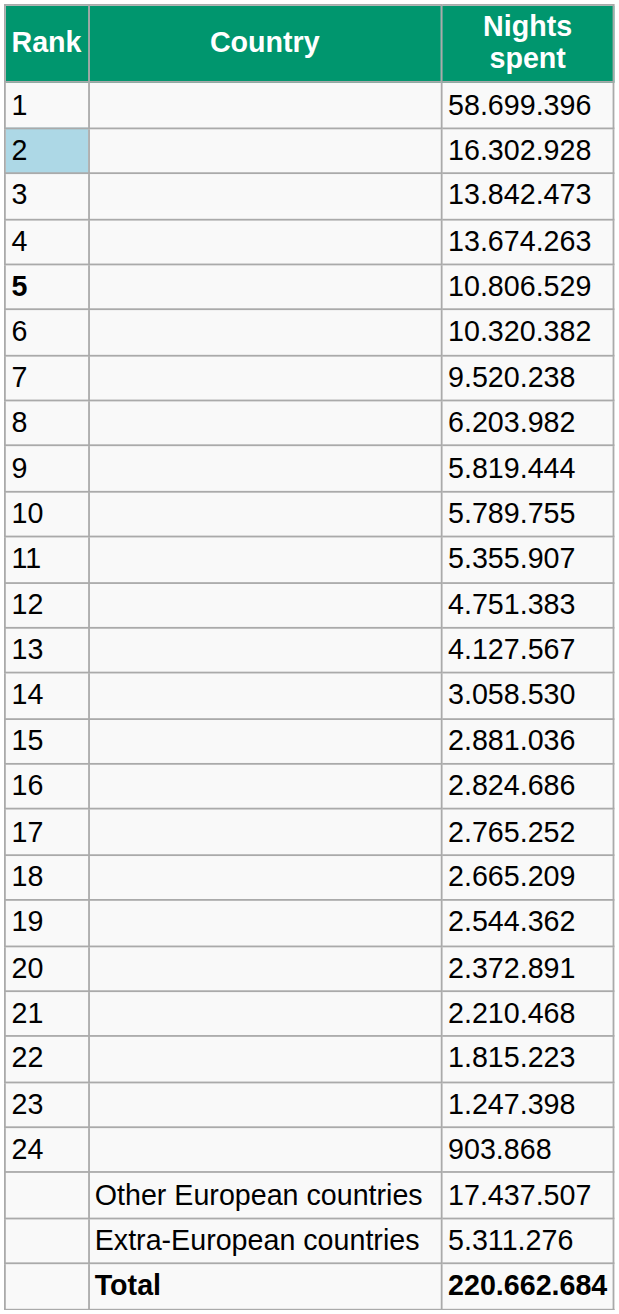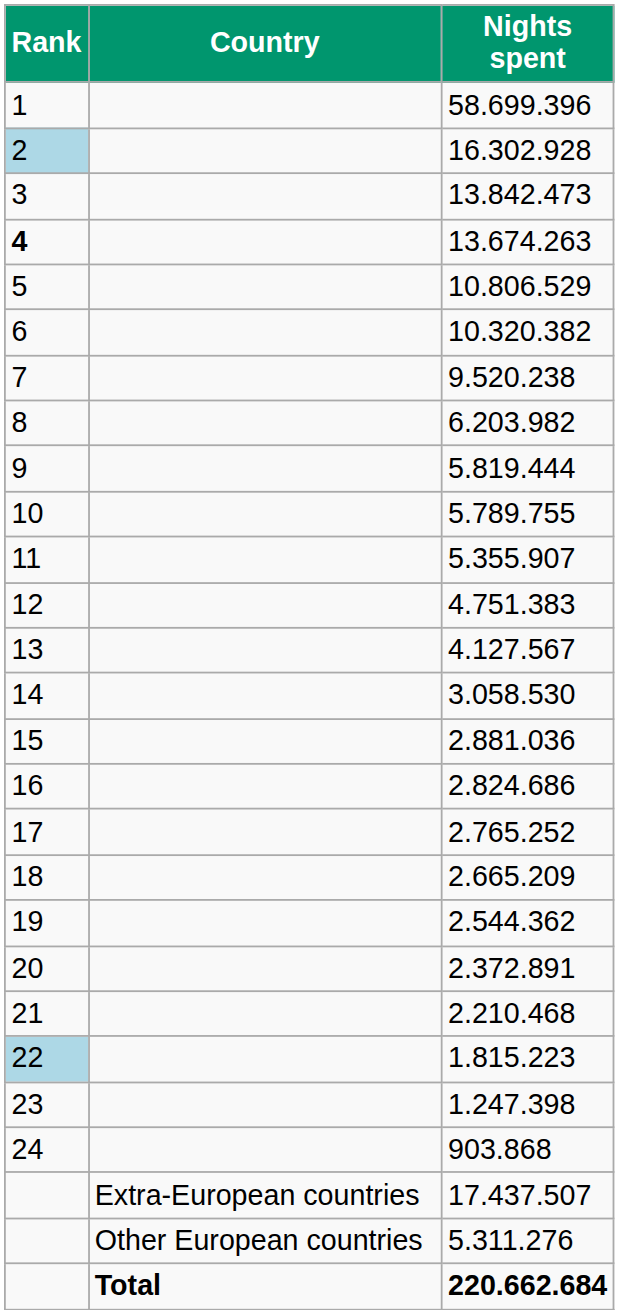(19, 241) normal -> (19, 241) bold
(19, 286) bold -> (19, 286) normal
(27, 1058) no background -> (27, 1058) lightblue background
(259, 1194) Other European countries -> (257, 1194) Extra-European countries
(257, 1240) Extra-European countries -> (259, 1240) Other European countries
